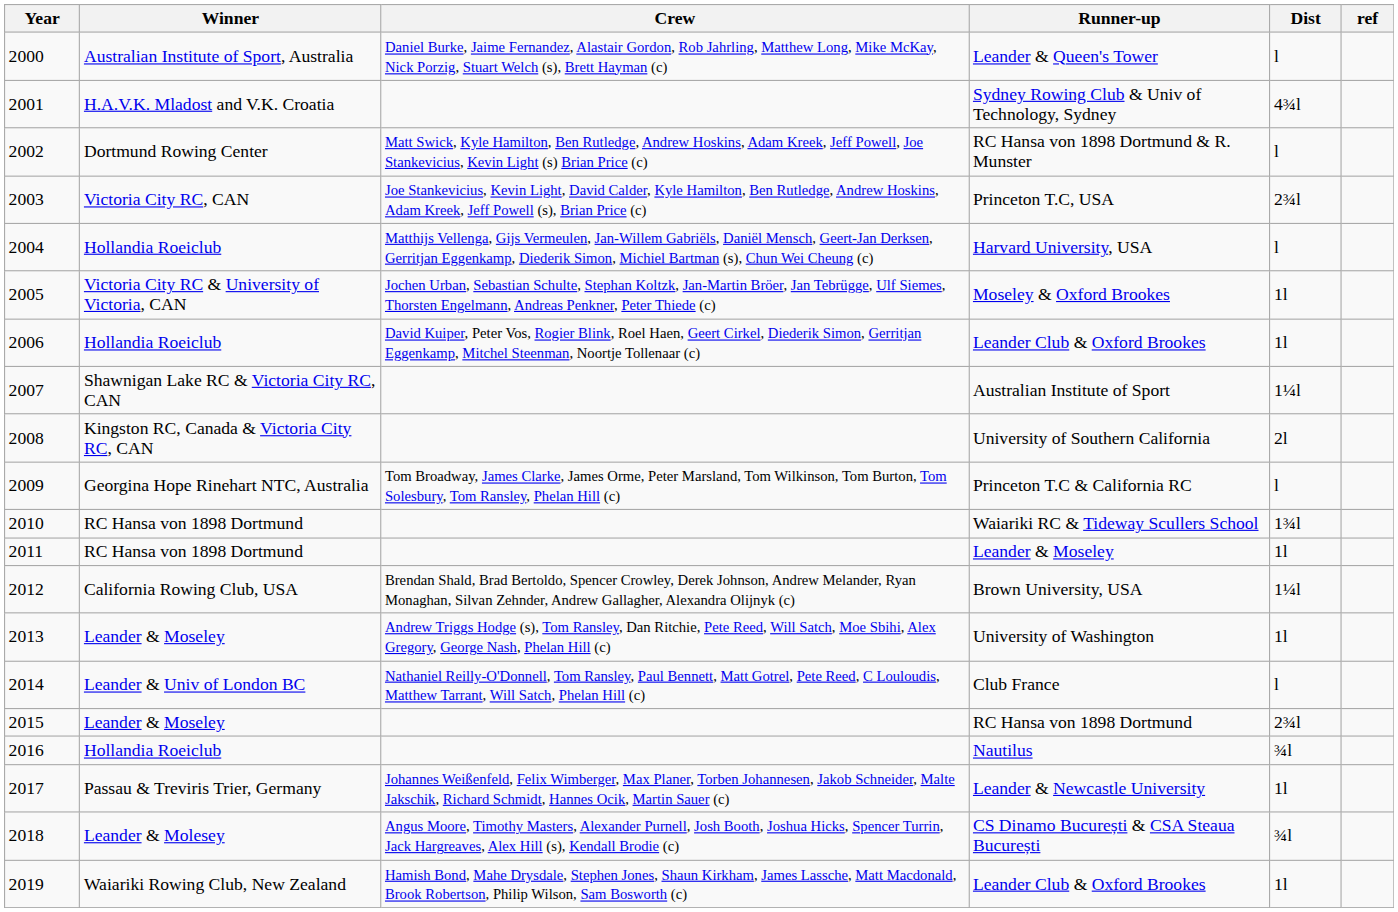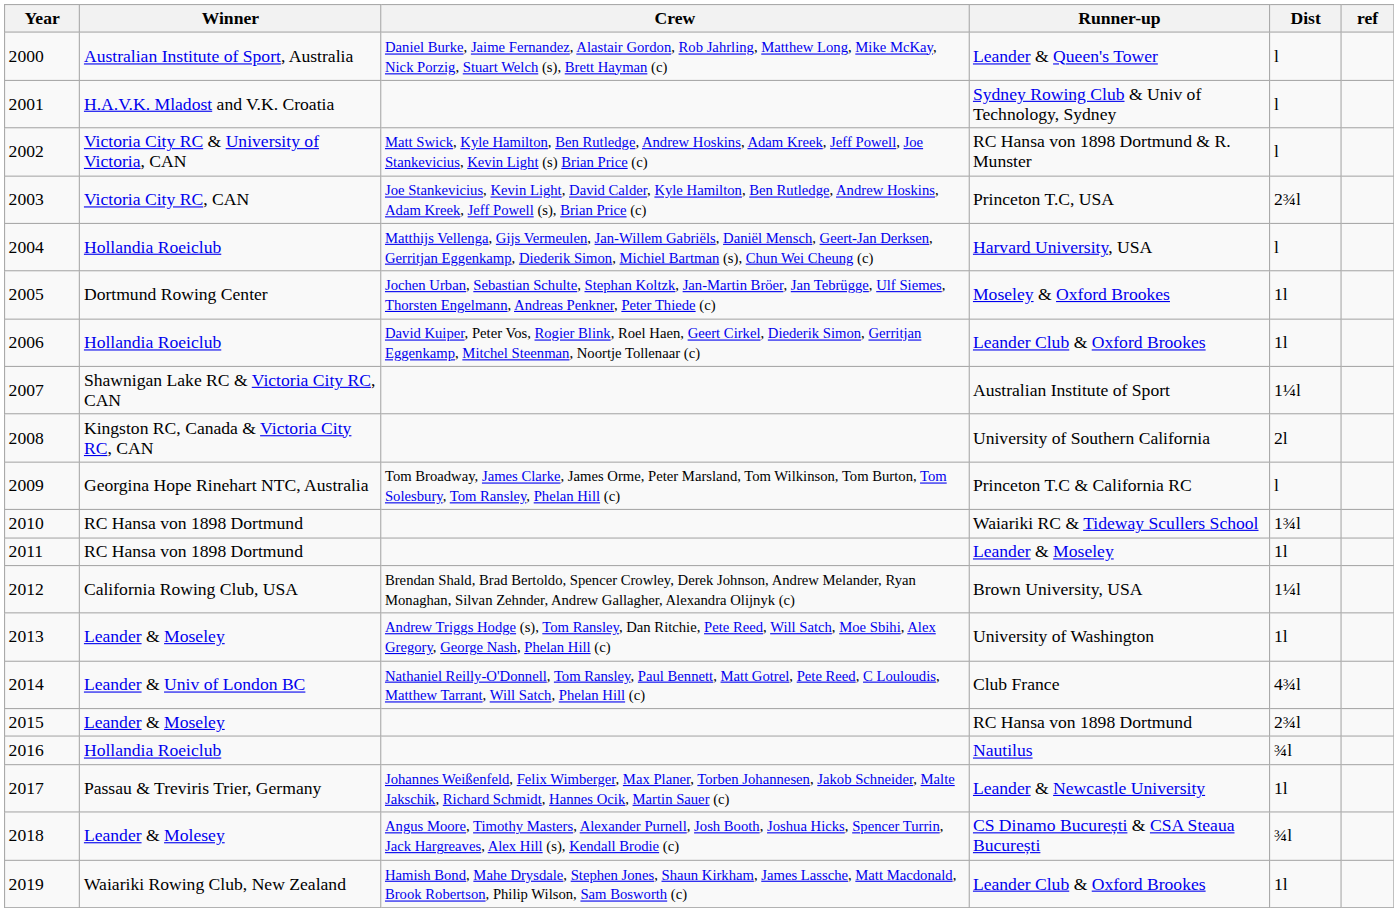(1287, 103) 4¾l -> (1276, 103) l
(176, 151) Dortmund Rowing Center -> (201, 151) Victoria City RC & University of Victoria, CAN
(201, 294) Victoria City RC & University of Victoria, CAN -> (176, 294) Dortmund Rowing Center
(1276, 684) l -> (1287, 684) 4¾l
